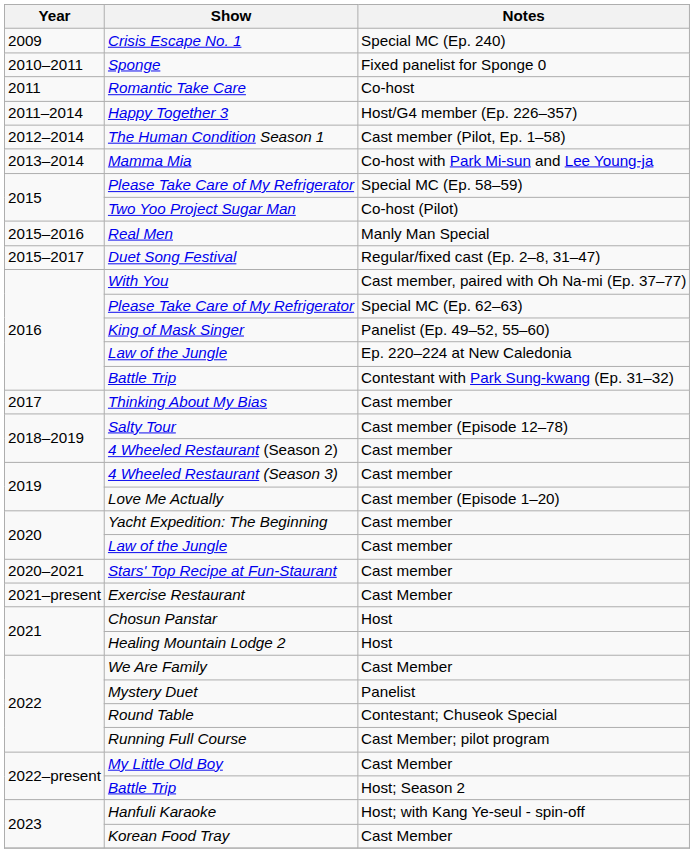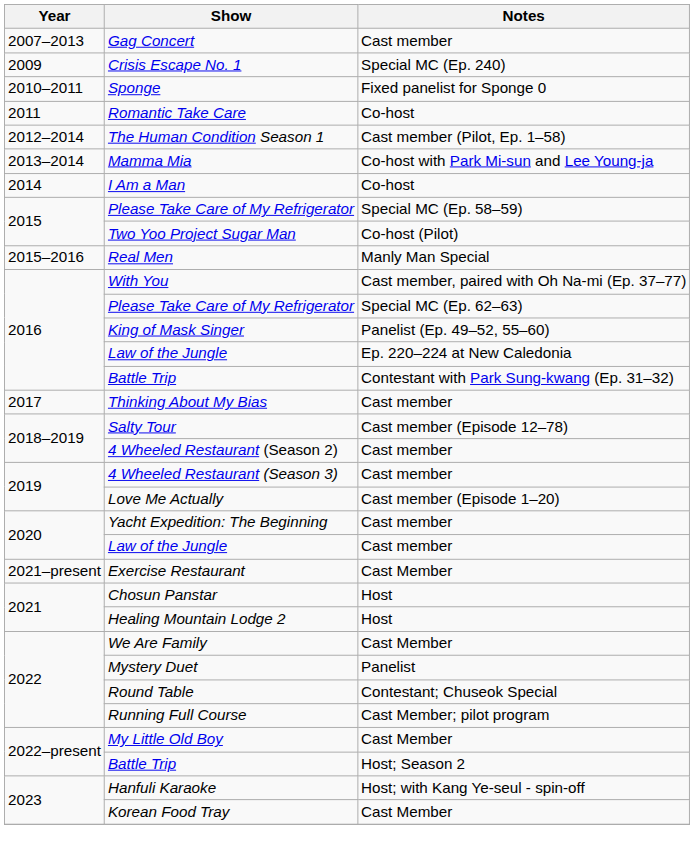+ row: (151, 40)
- row: (168, 112)
+ row: (147, 185)
- row: (172, 257)
- row: (222, 570)
